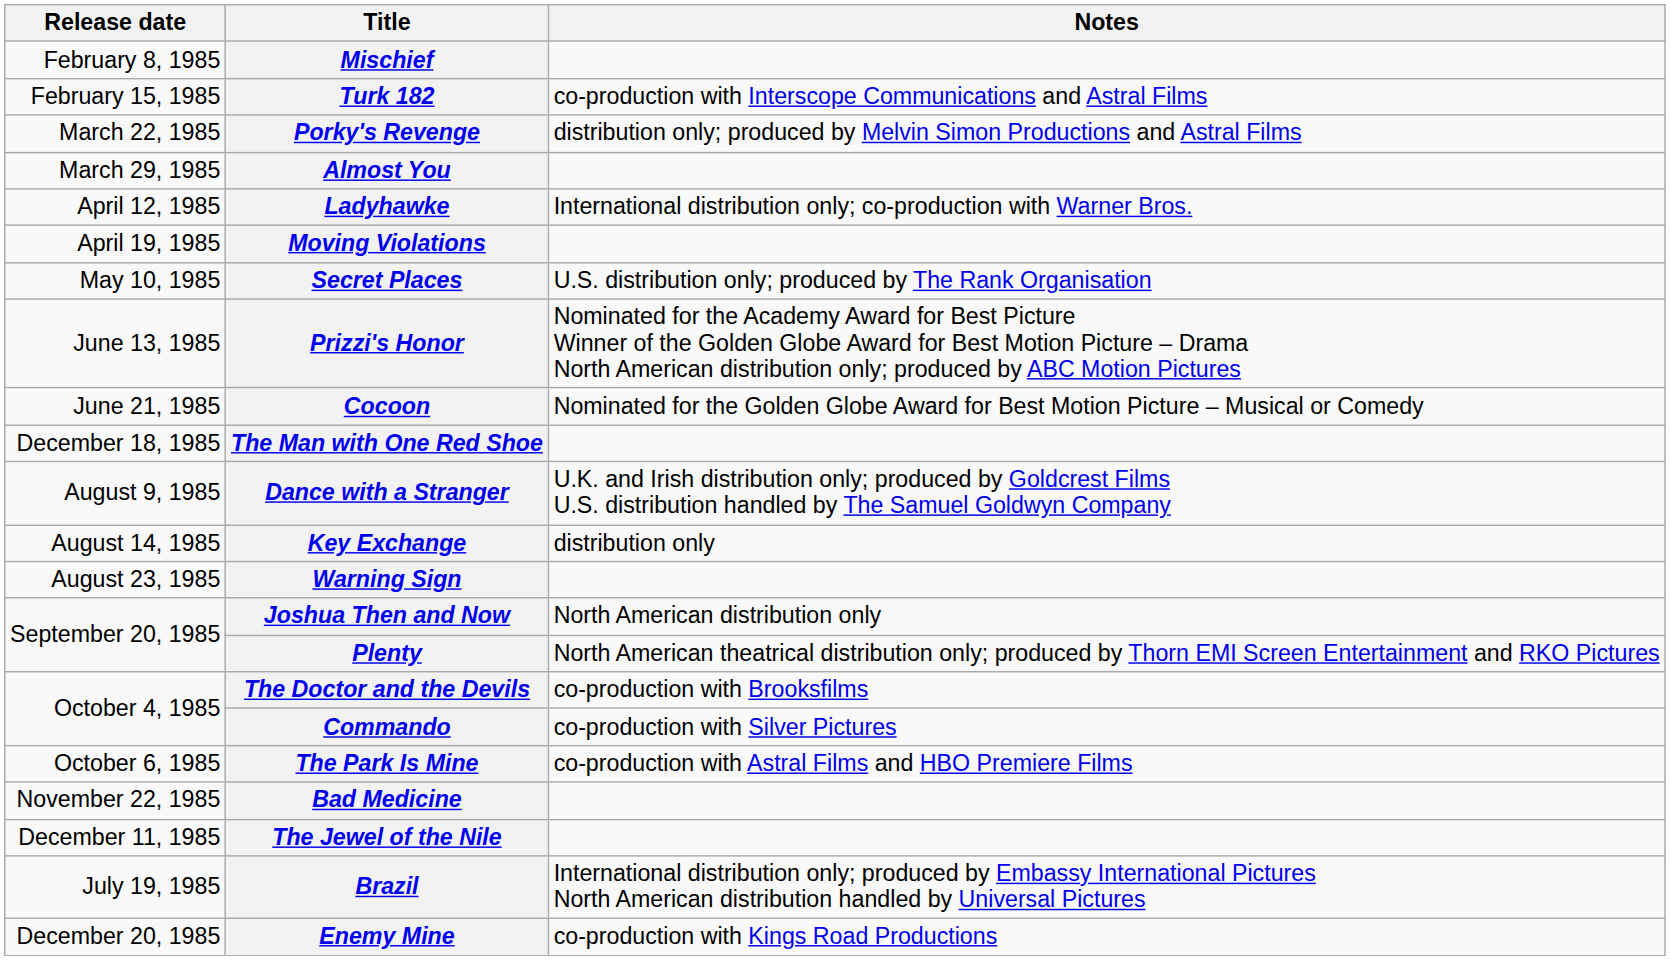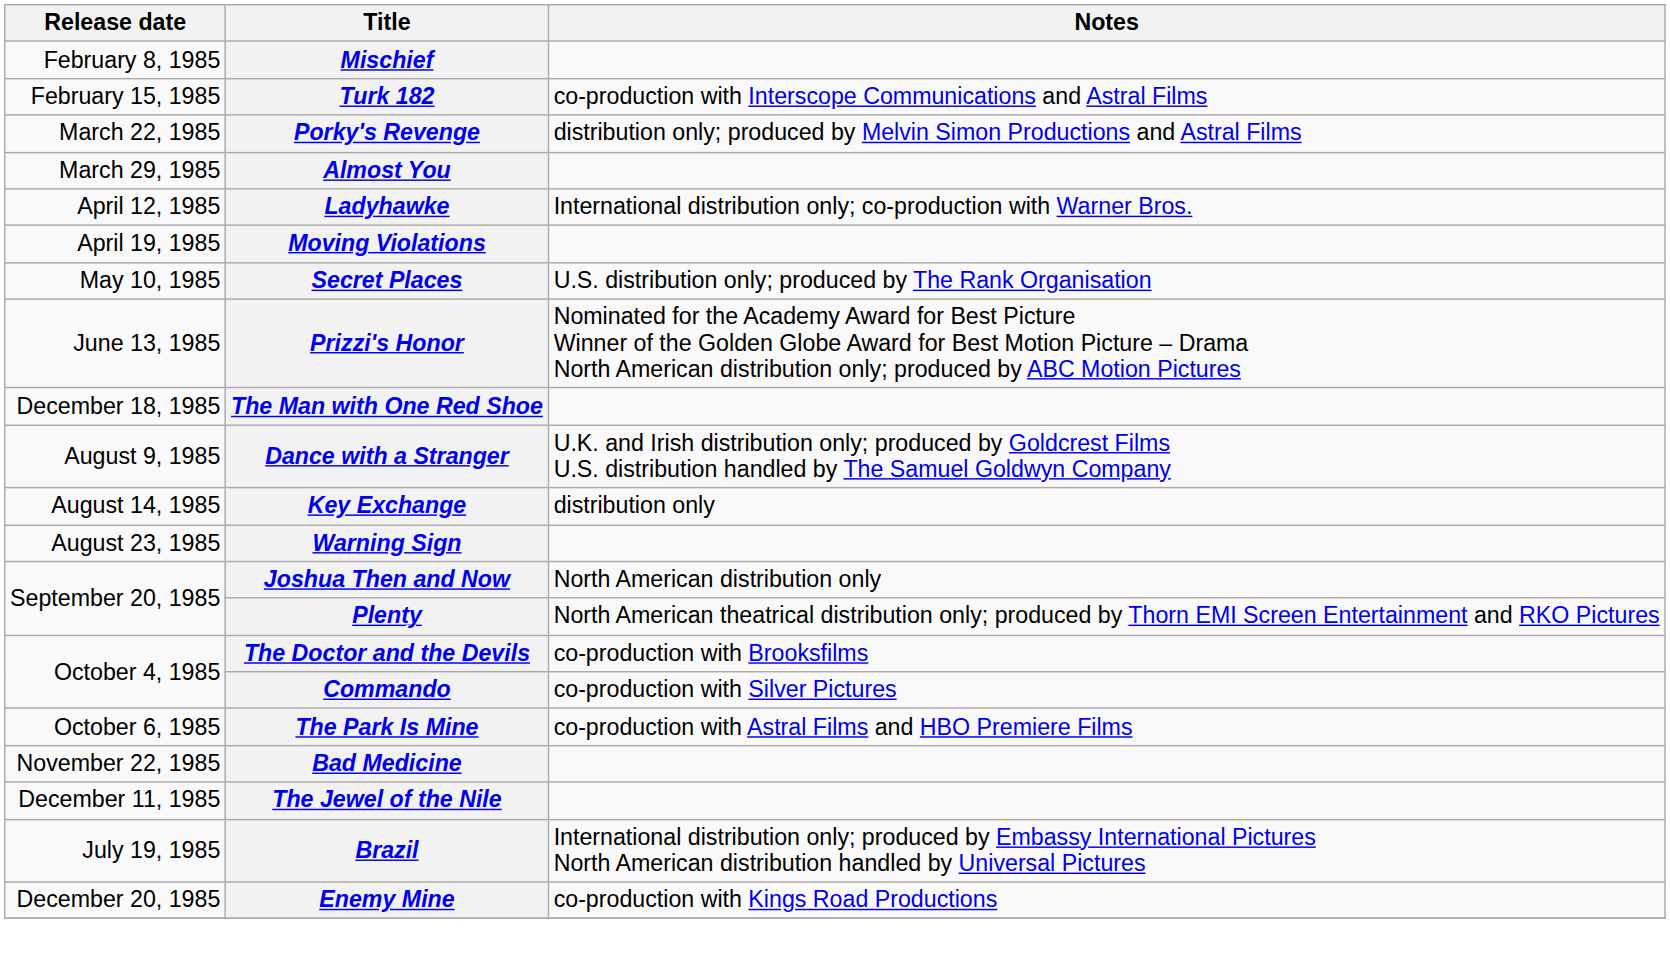- row: (387, 406)
